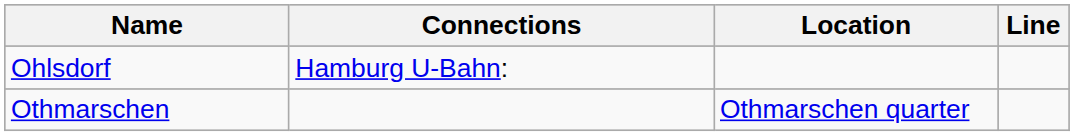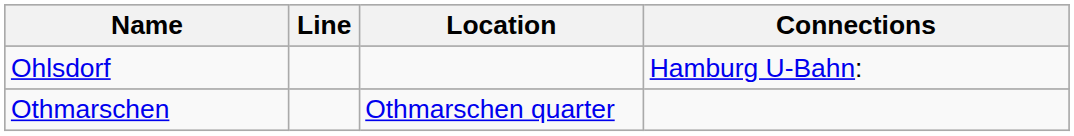columns swapped: (1033, 25) <-> (502, 25)
